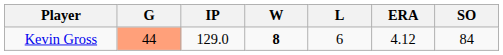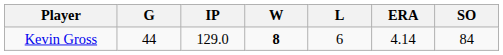(149, 38) lightsalmon background -> (149, 38) no background
(403, 38) 4.12 -> (403, 38) 4.14
